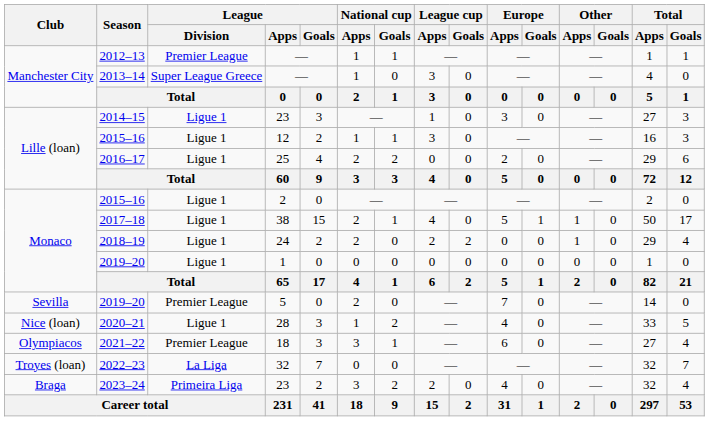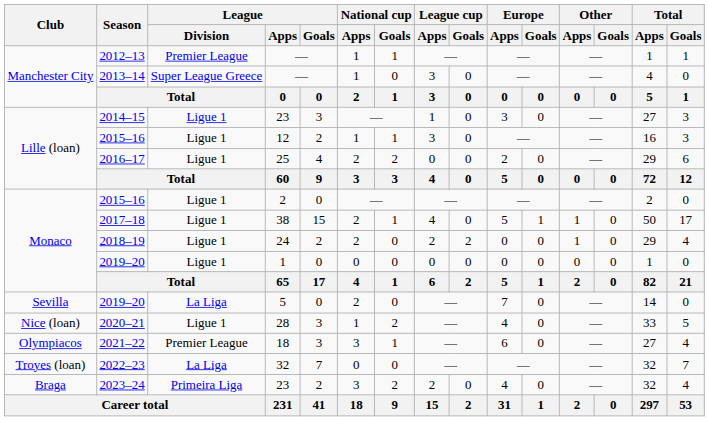(206, 302) Premier League -> (206, 302) La Liga
